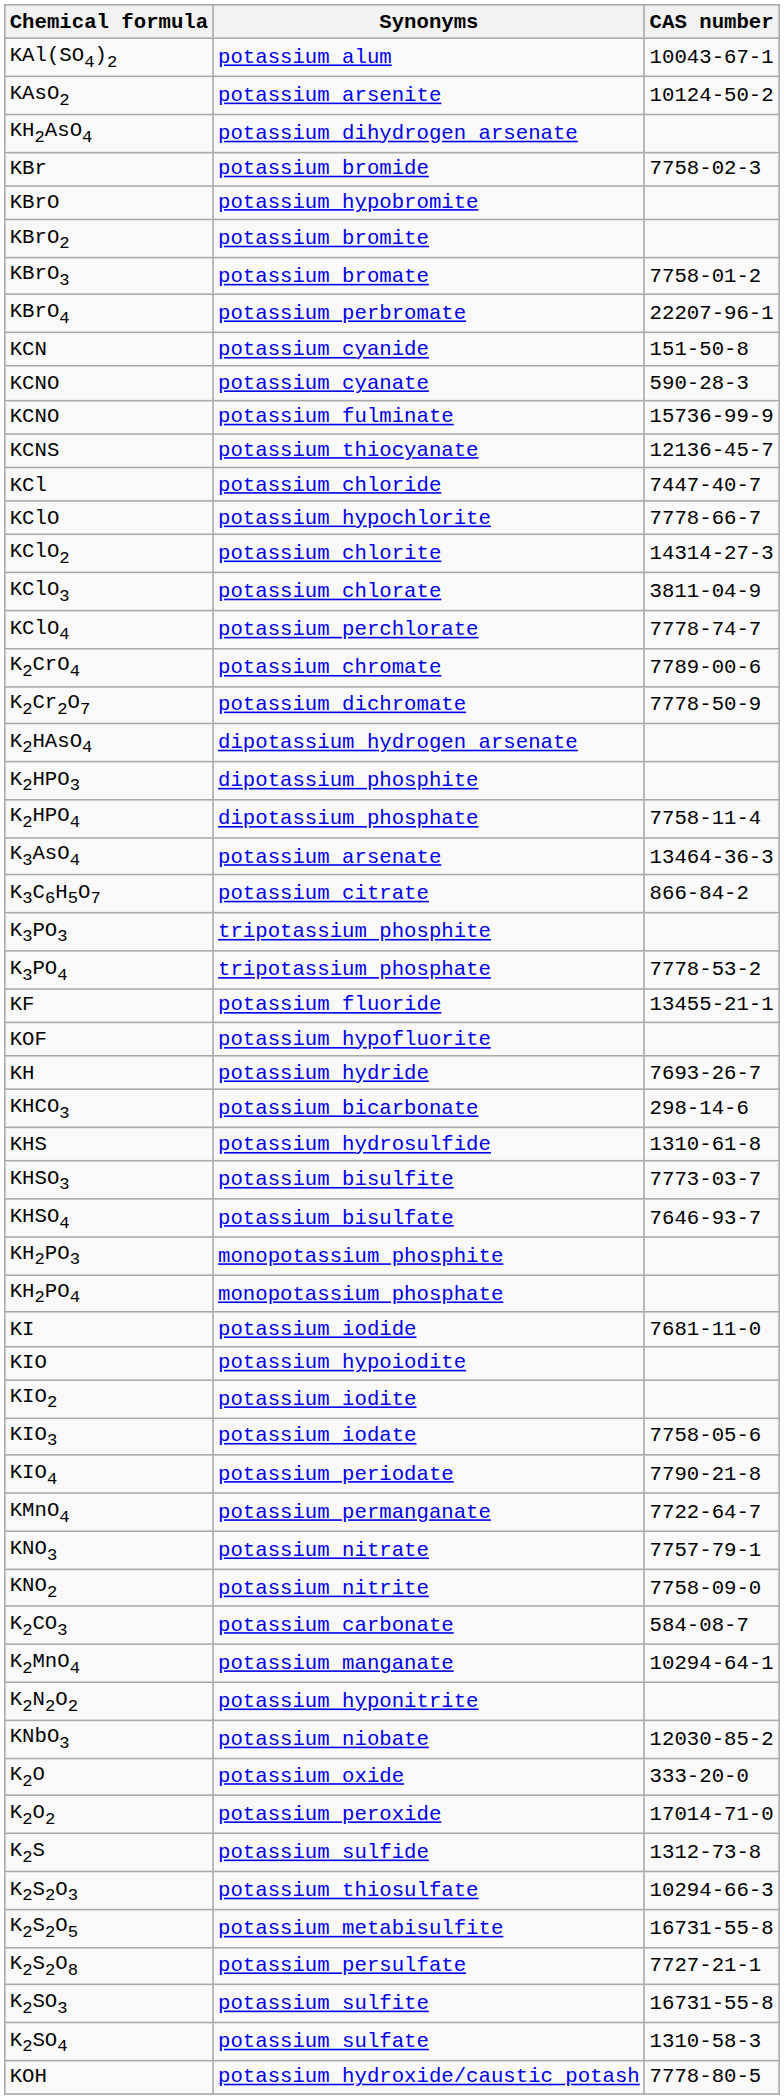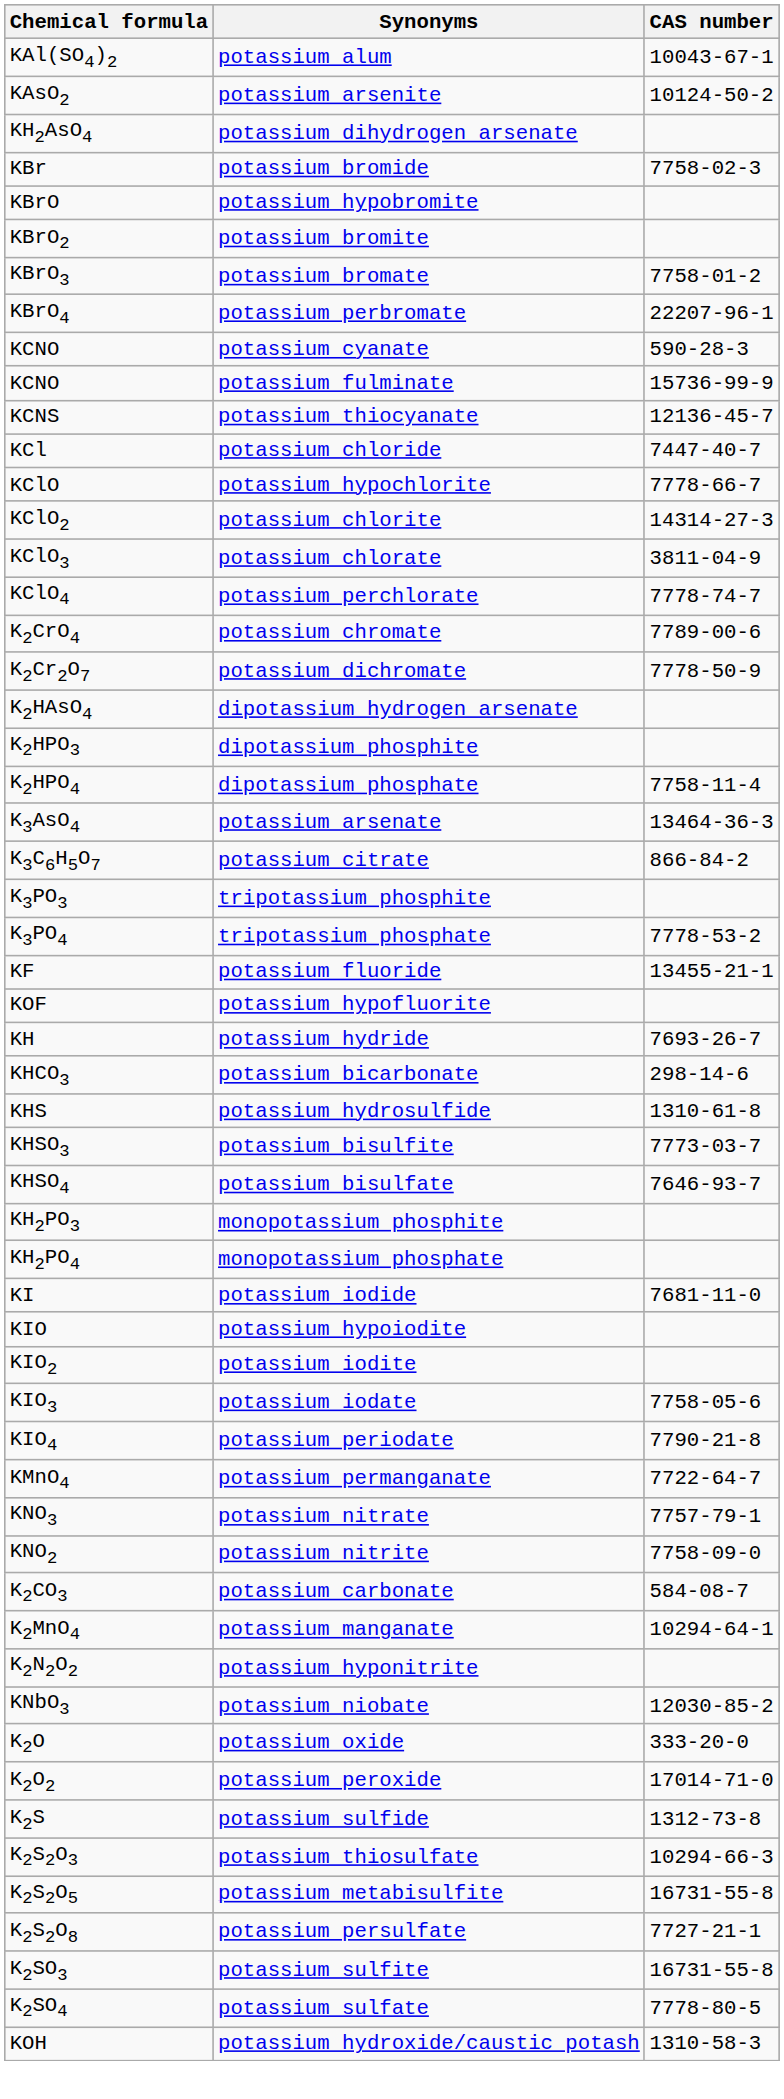- row: (323, 350)
(705, 2042) 1310-58-3 -> (705, 2008) 7778-80-5
(705, 2077) 7778-80-5 -> (705, 2044) 1310-58-3
